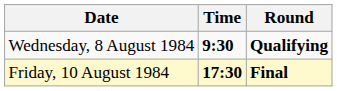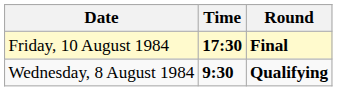rows swapped: (101, 45) <-> (89, 72)
